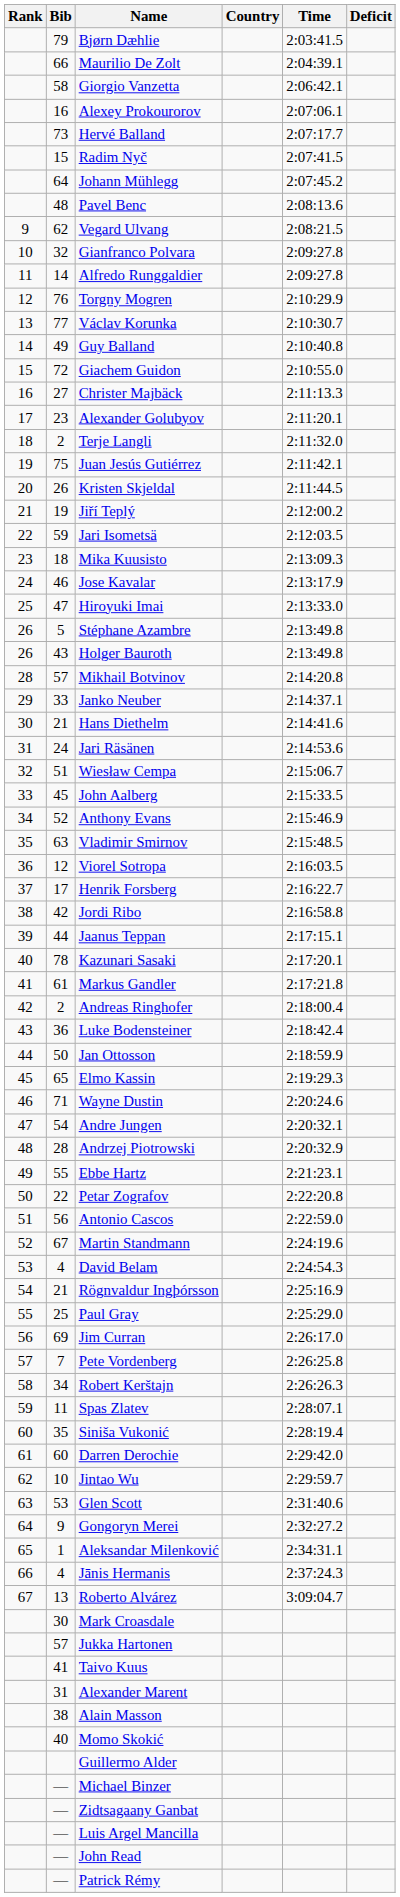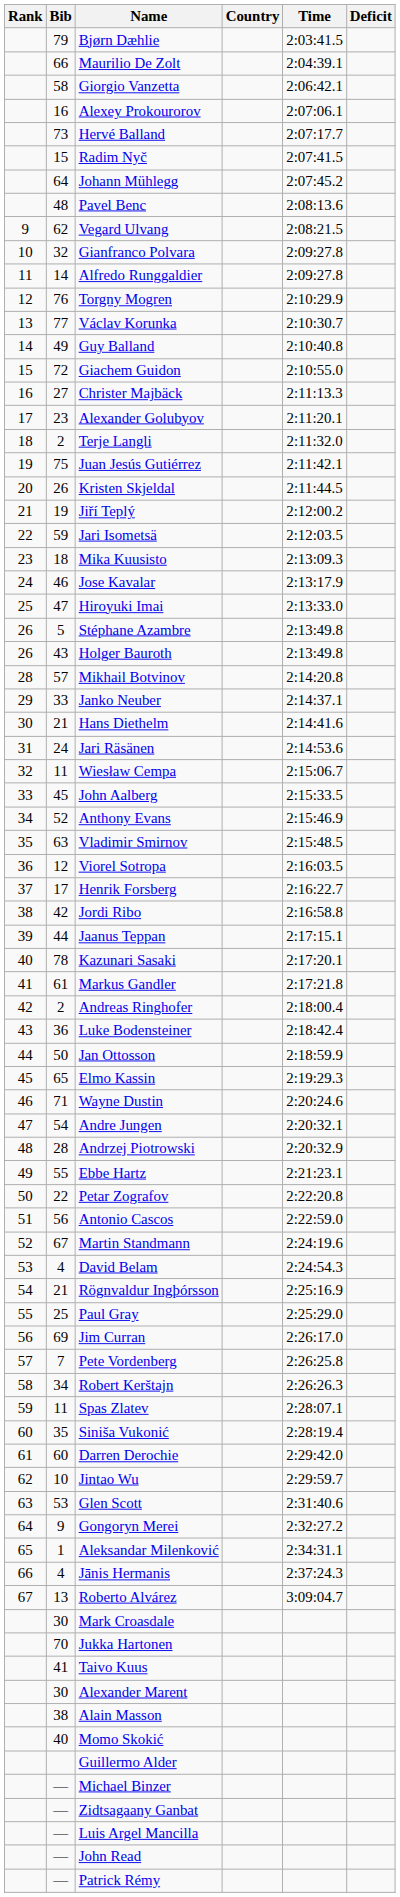(61, 771) 51 -> (61, 771) 11
(61, 1644) 57 -> (61, 1644) 70
(61, 1691) 31 -> (61, 1691) 30
